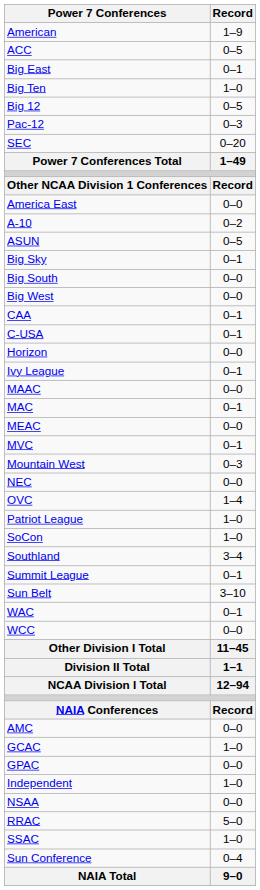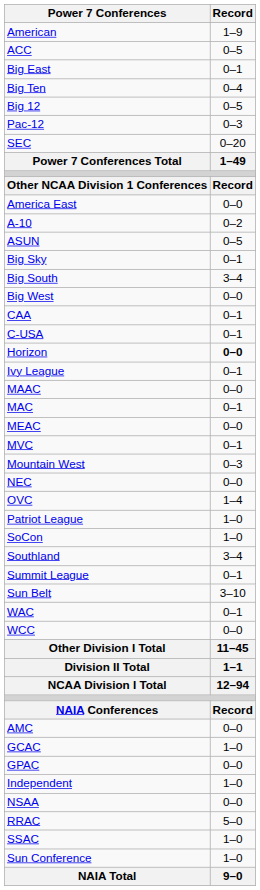(233, 87) 1–0 -> (233, 87) 0–4
(233, 278) 0–0 -> (233, 278) 3–4
(233, 352) normal -> (233, 352) bold
(233, 858) 0–4 -> (233, 858) 1–0
